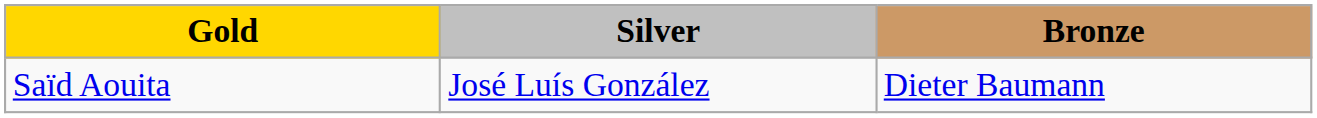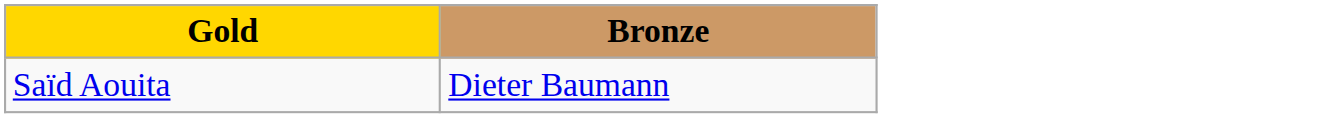- column: (658, 31)
